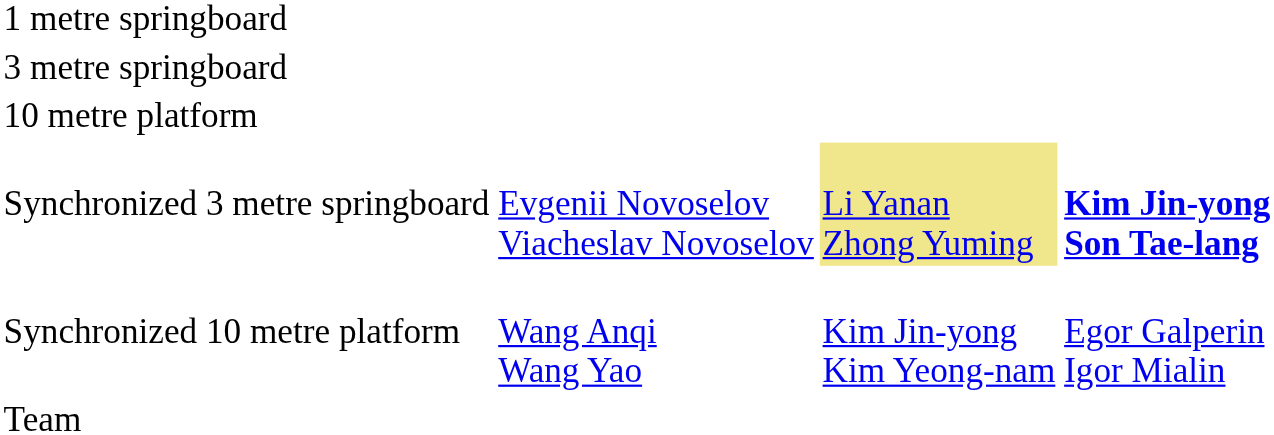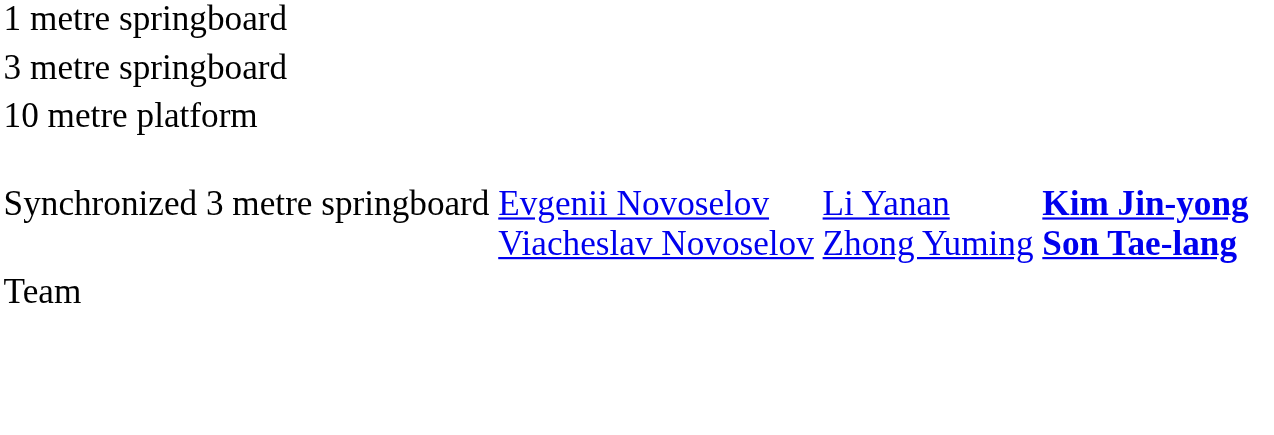(928, 223) khaki background -> (928, 223) no background
- row: (232, 331)
